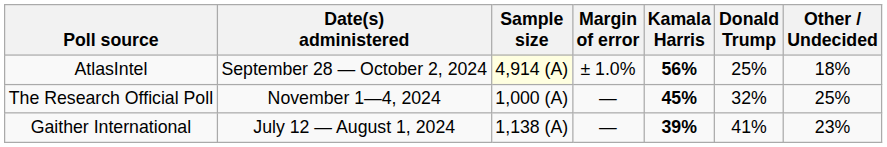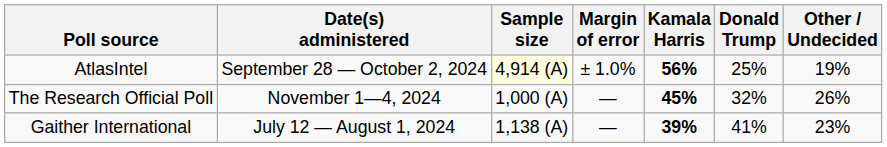(833, 69) 18% -> (833, 69) 19%
(833, 98) 25% -> (833, 98) 26%
